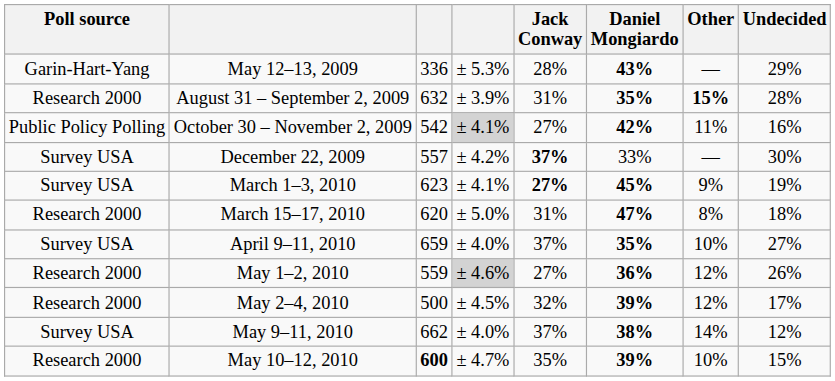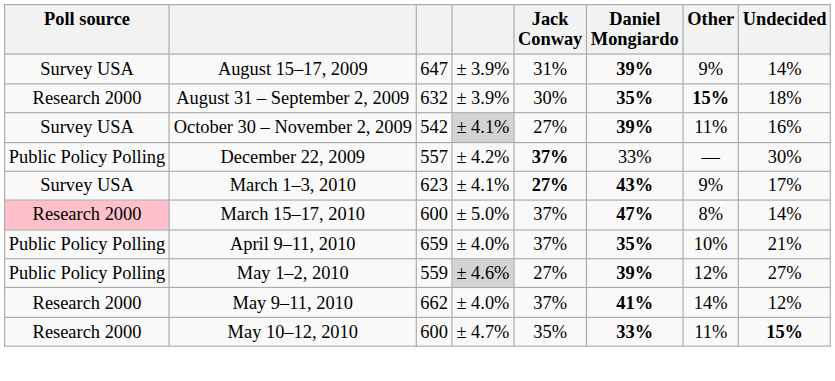- row: (293, 68)
+ row: (293, 68)
(550, 98) 31% -> (550, 98) 30%
(785, 98) 28% -> (785, 98) 18%
(87, 127) Public Policy Polling -> (87, 127) Survey USA
(635, 127) 42% -> (635, 127) 39%
(87, 156) Survey USA -> (87, 156) Public Policy Polling
(635, 185) 45% -> (635, 185) 43%
(785, 185) 19% -> (785, 185) 17%
(87, 214) no background -> (87, 214) pink background
(434, 214) 620 -> (434, 214) 600
(550, 214) 31% -> (550, 214) 37%
(785, 214) 18% -> (785, 214) 14%
(87, 244) Survey USA -> (87, 244) Public Policy Polling
(785, 244) 27% -> (785, 244) 21%
(87, 273) Research 2000 -> (87, 273) Public Policy Polling
(635, 273) 36% -> (635, 273) 39%
(785, 273) 26% -> (785, 273) 27%
- row: (293, 302)
(87, 331) Survey USA -> (87, 302) Research 2000
(635, 331) 38% -> (635, 302) 41%
(434, 360) bold -> (434, 331) normal
(635, 360) 39% -> (635, 331) 33%
(711, 360) 10% -> (711, 331) 11%
(785, 360) normal -> (785, 331) bold
